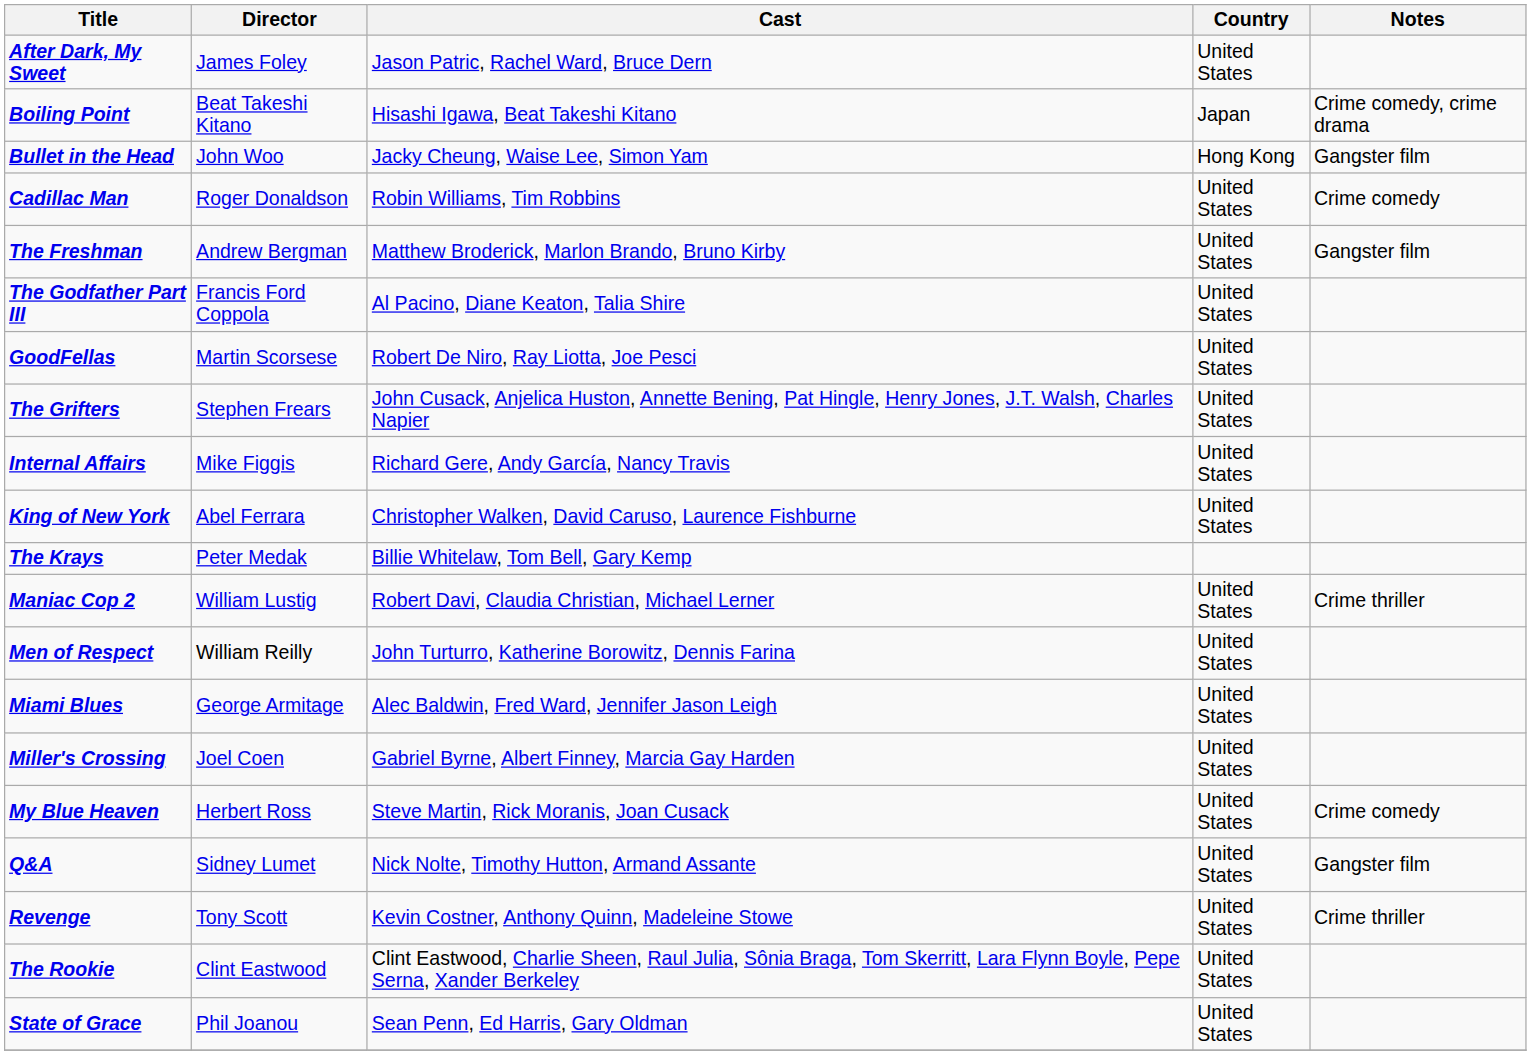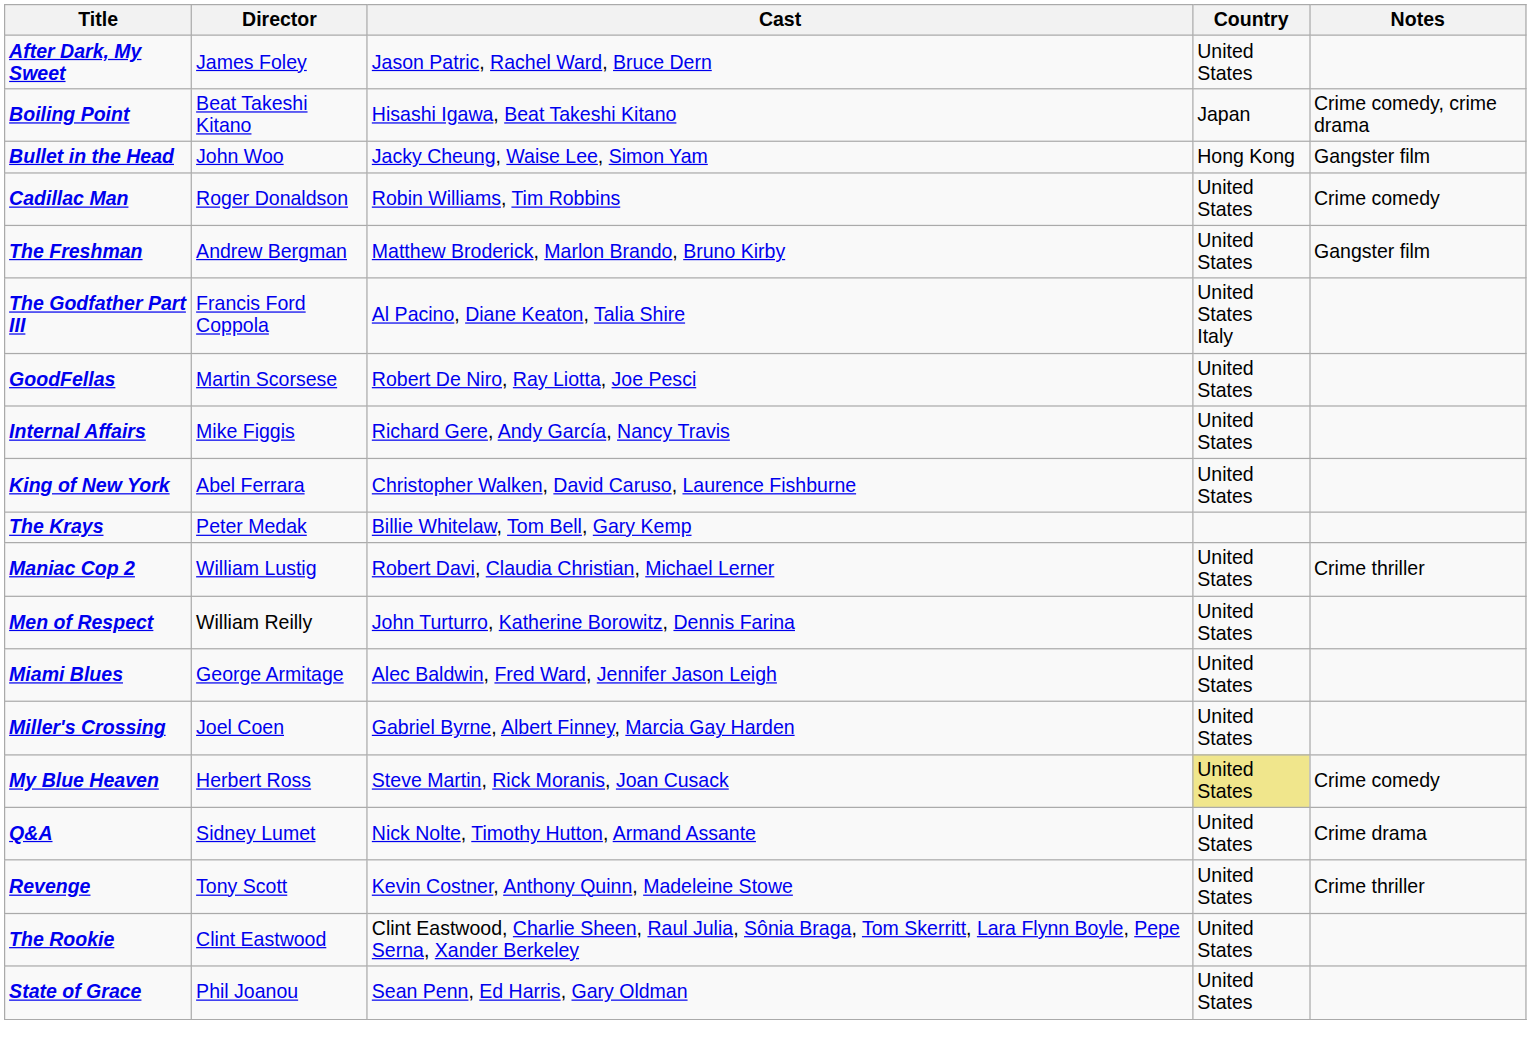(1225, 304) United States -> (1225, 315) United States Italy
- row: (64, 410)
(1225, 811) no background -> (1225, 780) khaki background
(1372, 864) Gangster film -> (1370, 833) Crime drama
